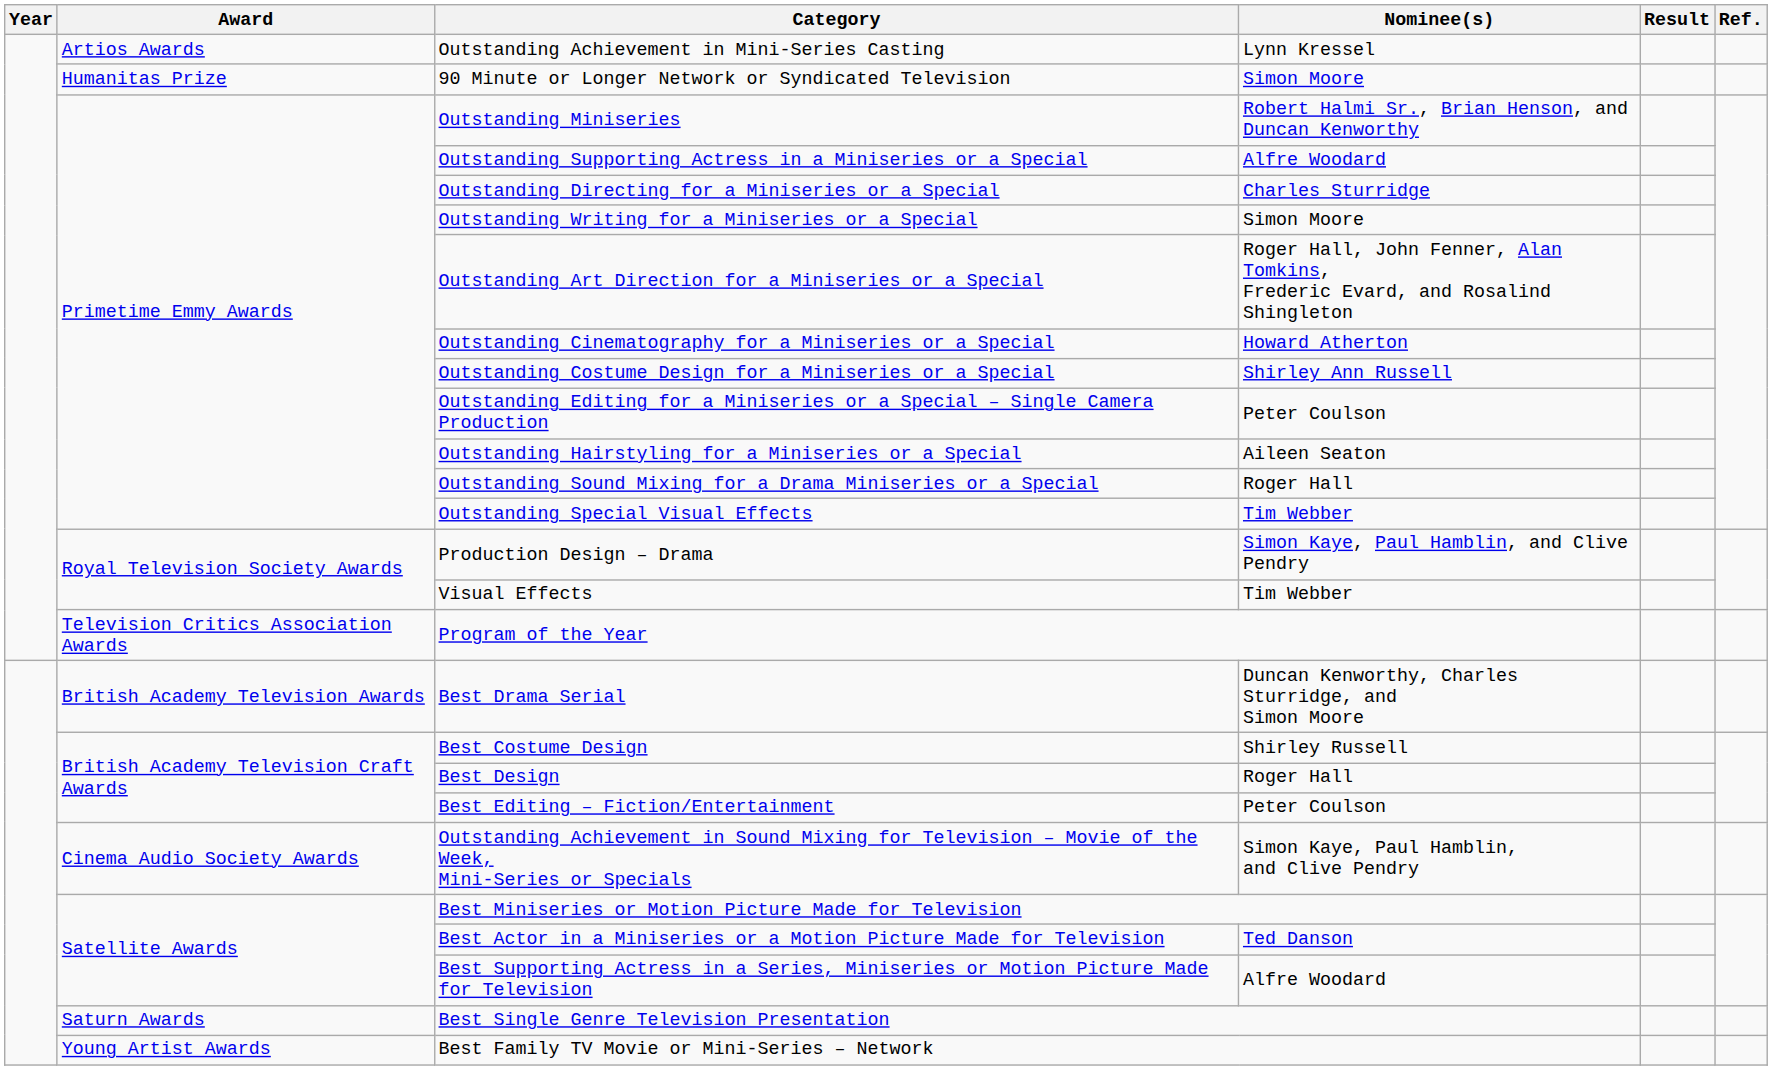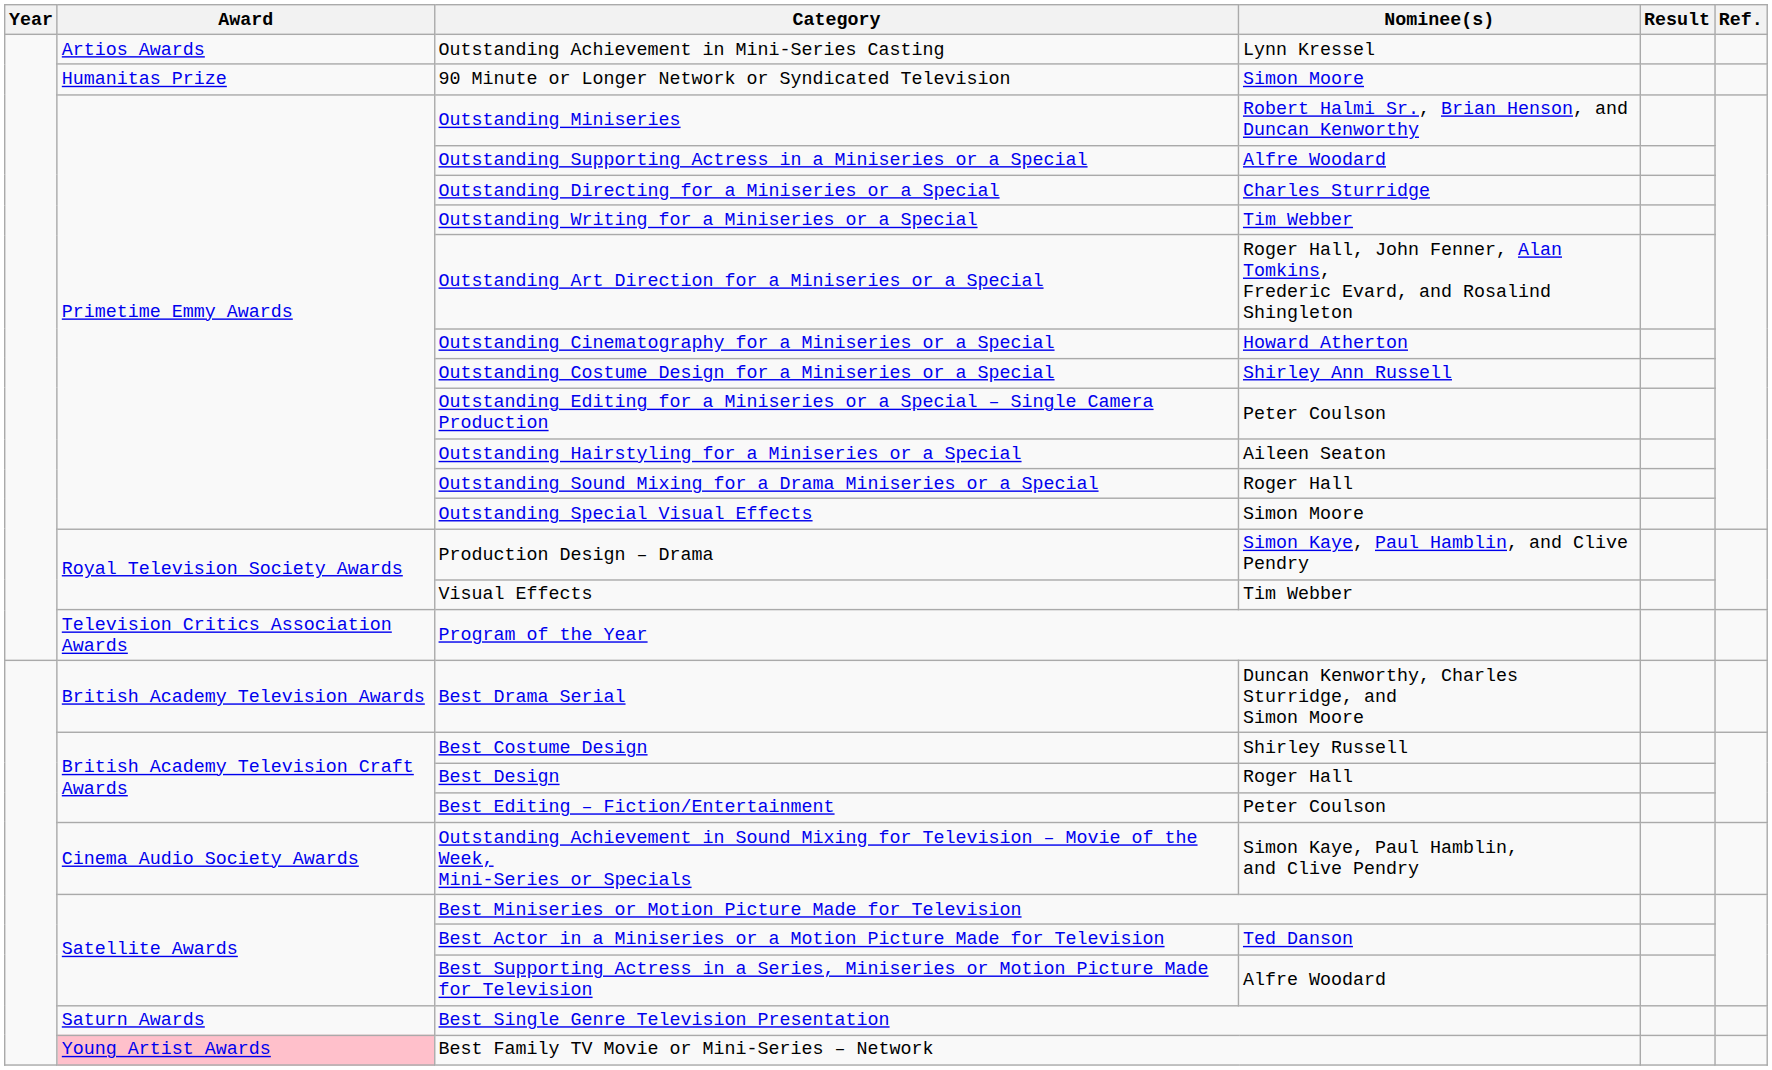(1303, 220) Simon Moore -> (1298, 220) Tim Webber
(1298, 514) Tim Webber -> (1303, 514) Simon Moore
(166, 1050) no background -> (166, 1050) pink background
